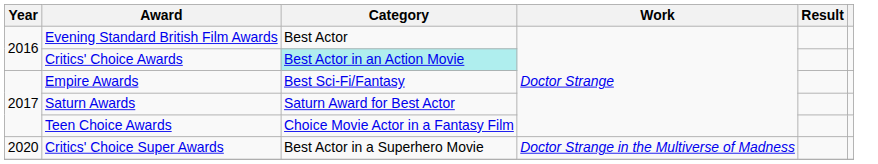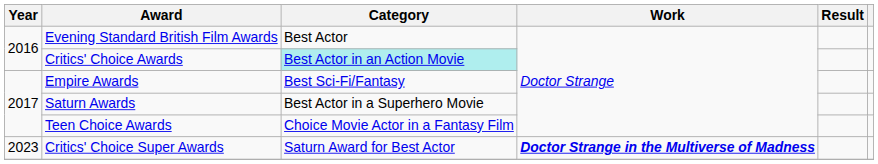(369, 103) Saturn Award for Best Actor -> (384, 103) Best Actor in a Superhero Movie
(23, 147) 2020 -> (23, 147) 2023
(384, 147) Best Actor in a Superhero Movie -> (369, 147) Saturn Award for Best Actor
(658, 147) normal -> (668, 147) bold
